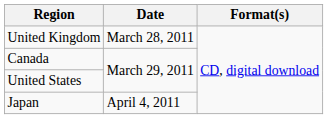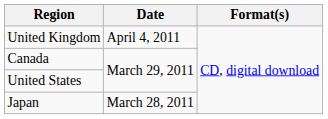(150, 37) March 28, 2011 -> (143, 37) April 4, 2011
(143, 102) April 4, 2011 -> (150, 102) March 28, 2011
